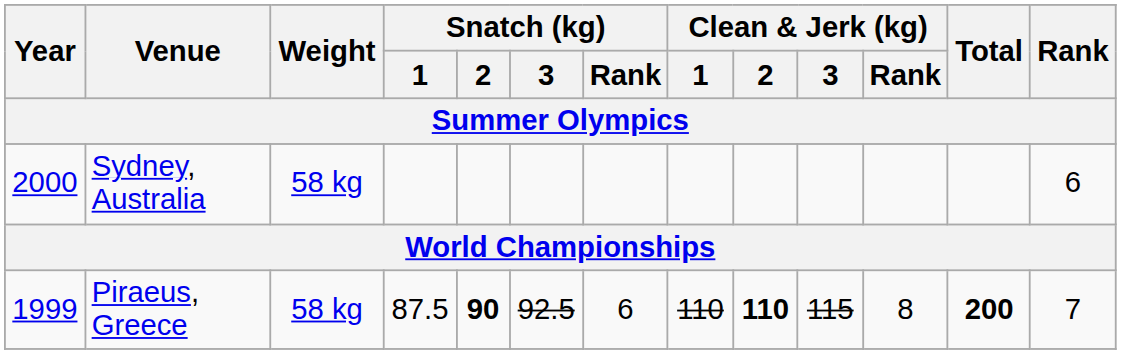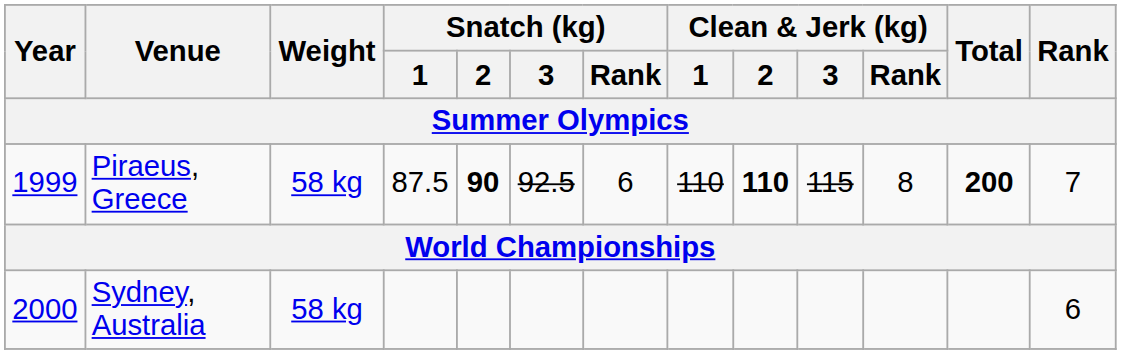rows swapped: (149, 183) <-> (145, 309)
